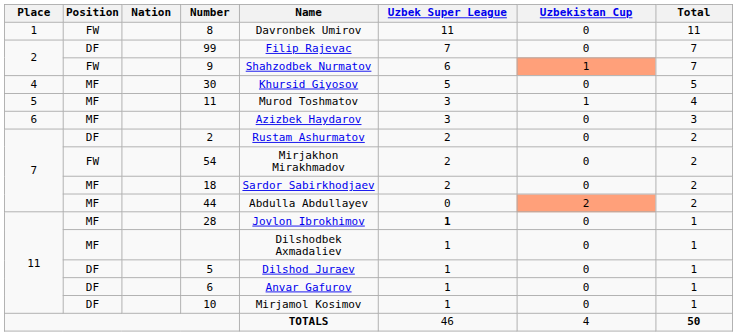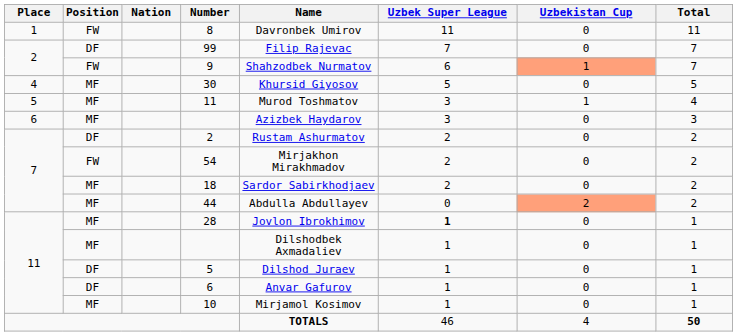(92, 305) DF -> (92, 305) MF
